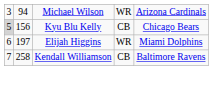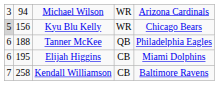(124, 27) CB -> (124, 27) WR
+ row: (73, 42)
(23, 42) 197 -> (23, 57) 195
(124, 42) WR -> (124, 57) CB
